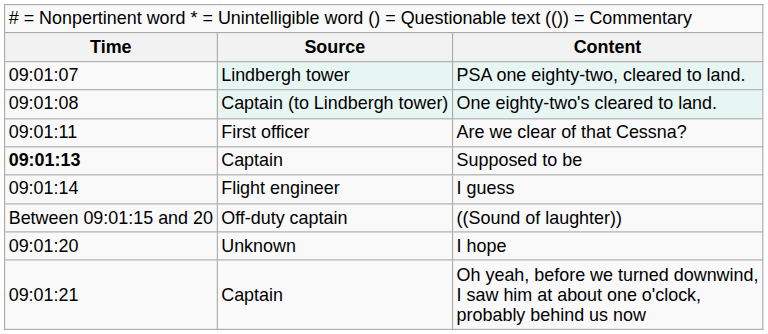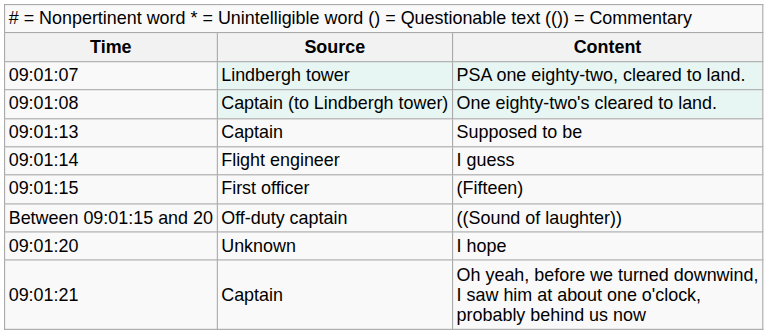- row: (572, 132)
(45, 160) bold -> (44, 132) normal
+ row: (490, 189)
